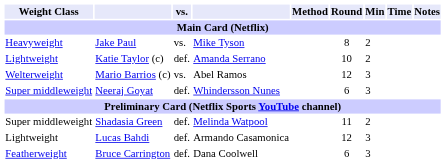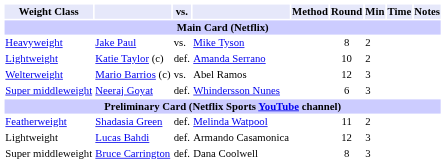(49, 122) Super middleweight -> (36, 122) Featherweight
(36, 153) Featherweight -> (49, 153) Super middleweight
(347, 153) 6 -> (347, 153) 8
